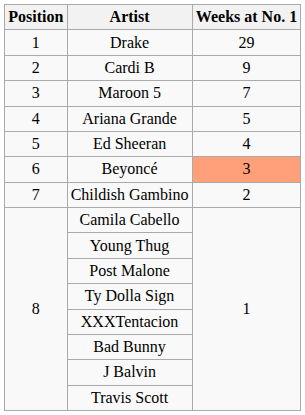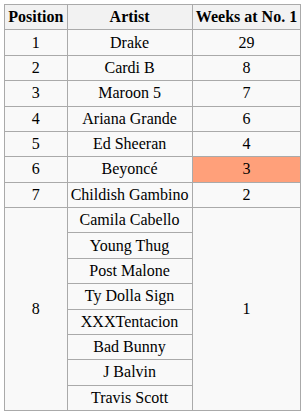(246, 67) 9 -> (246, 67) 8
(246, 118) 5 -> (246, 118) 6
